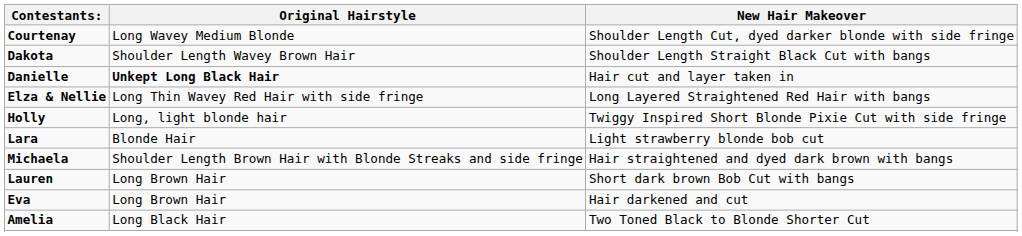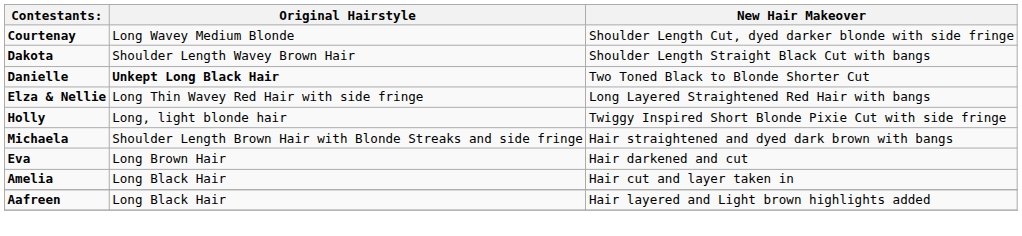(691, 76) Hair cut and layer taken in -> (729, 76) Two Toned Black to Blonde Shorter Cut
- row: (23, 138)
- row: (30, 179)
(729, 220) Two Toned Black to Blonde Shorter Cut -> (691, 179) Hair cut and layer taken in
+ row: (34, 200)
